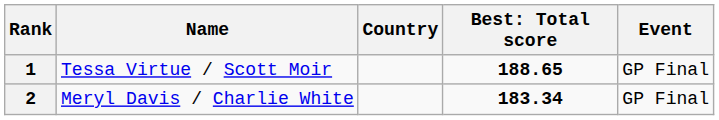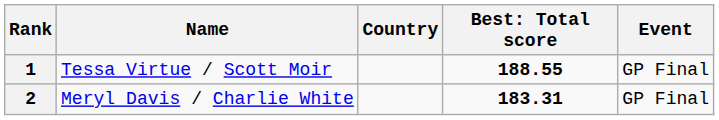(530, 70) 188.65 -> (530, 70) 188.55
(530, 99) 183.34 -> (530, 99) 183.31
